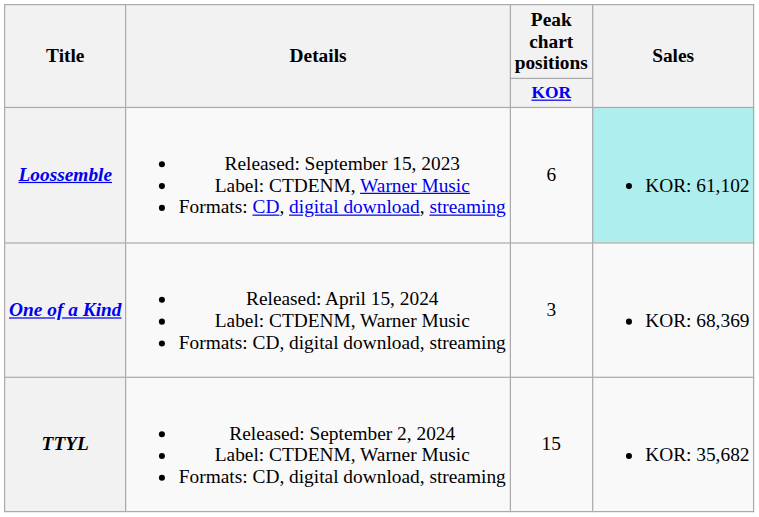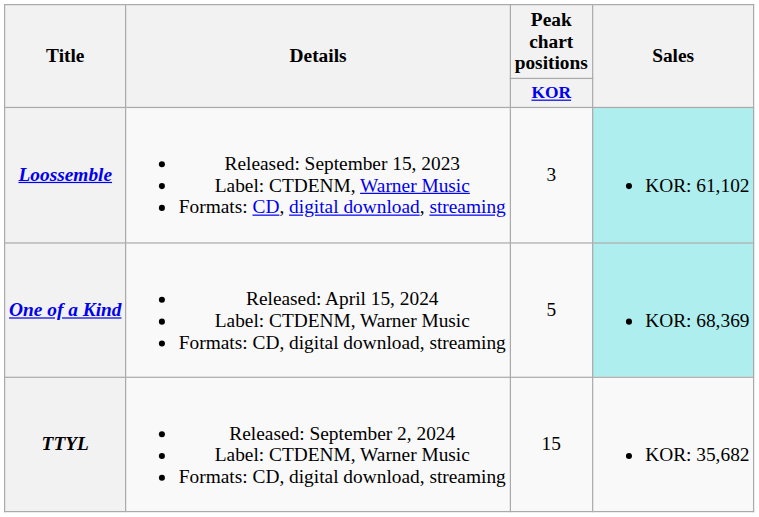(551, 174) 6 -> (551, 174) 3
(551, 309) 3 -> (551, 309) 5
(673, 321) no background -> (673, 321) paleturquoise background
